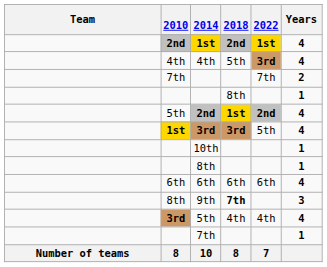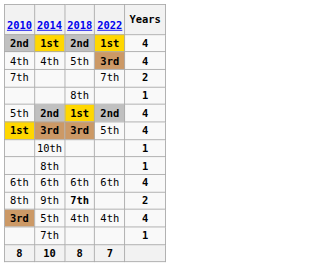- column: (83, 19)
(301, 200) 3 -> (145, 200) 2
